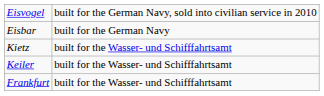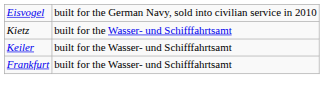- row: (21, 30)
